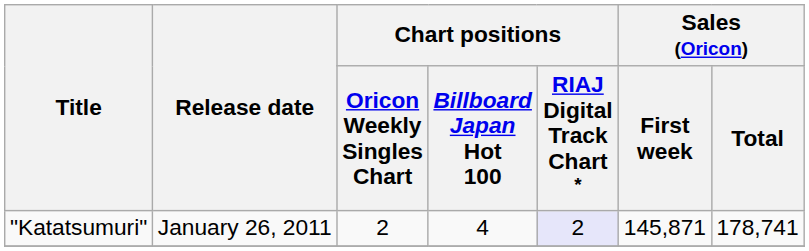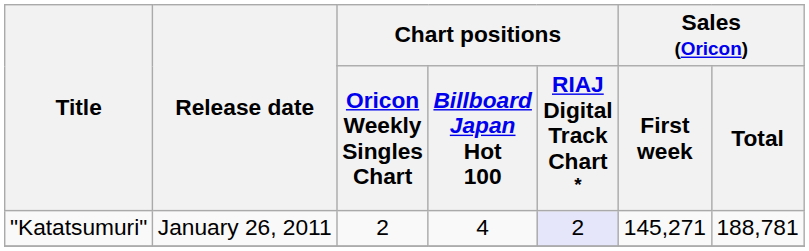(665, 228) 145,871 -> (665, 228) 145,271
(758, 228) 178,741 -> (758, 228) 188,781
